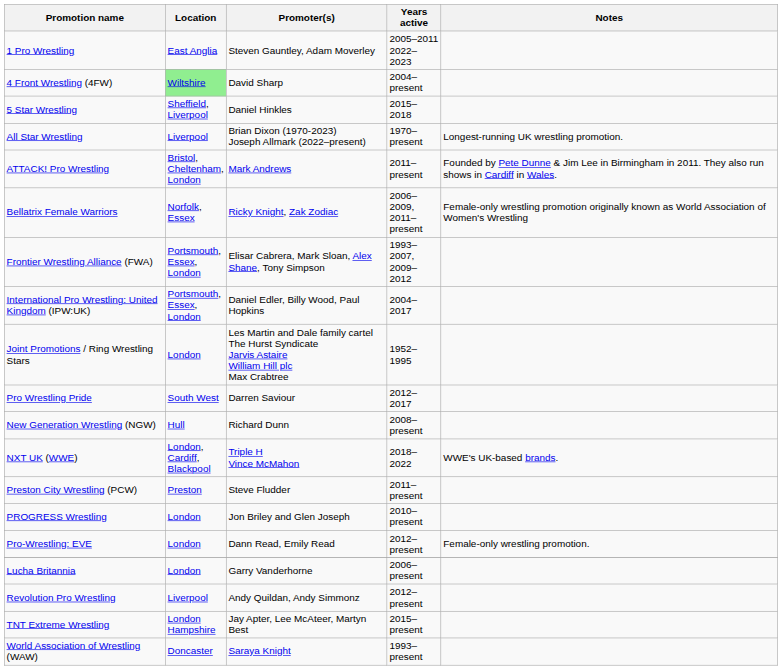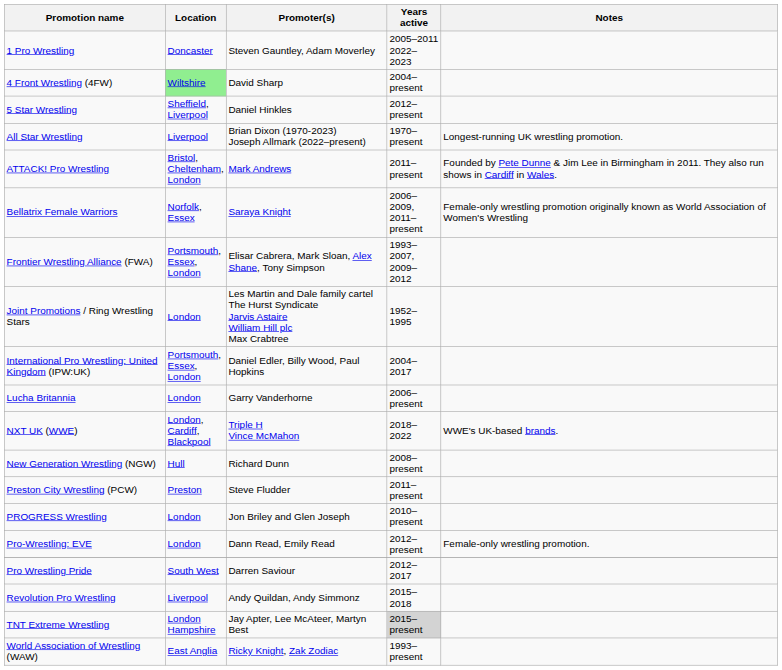(192, 50) East Anglia -> (190, 50) Doncaster
(403, 109) 2015–2018 -> (406, 109) 2012–present
(283, 212) Ricky Knight, Zak Zodiac -> (260, 212) Saraya Knight
rows swapped: (82, 305) <-> (80, 354)
rows swapped: (41, 570) <-> (49, 398)
rows swapped: (81, 425) <-> (42, 457)
(406, 597) 2012–present -> (403, 597) 2015–2018
(406, 624) no background -> (406, 624) lightgrey background
(190, 651) Doncaster -> (192, 651) East Anglia
(260, 651) Saraya Knight -> (283, 651) Ricky Knight, Zak Zodiac
